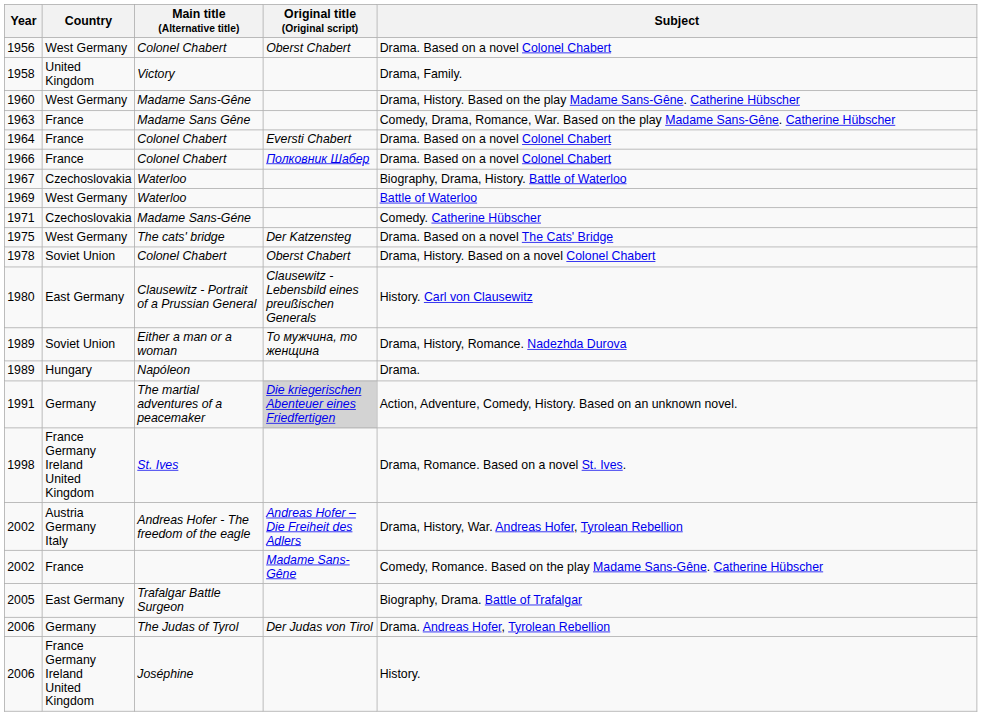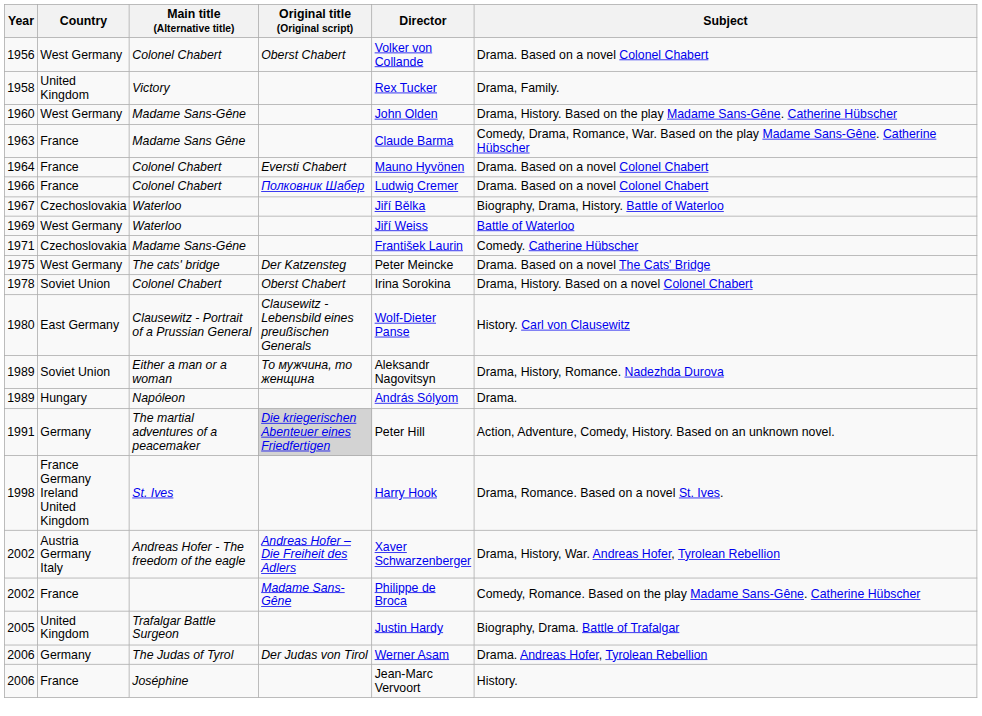+ column: (423, 21)
(85, 600) East Germany -> (65, 628) United Kingdom
(71, 674) France Germany Ireland United Kingdom -> (59, 680) France
